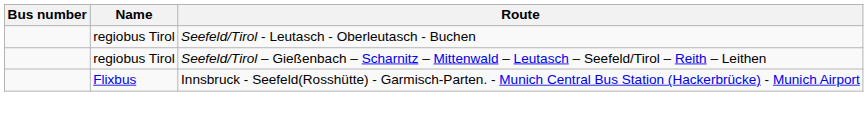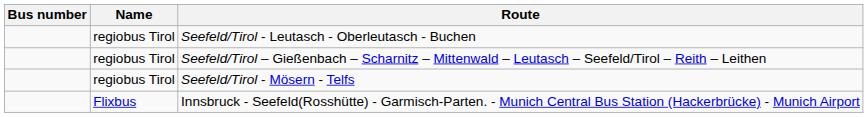+ row: (268, 79)
